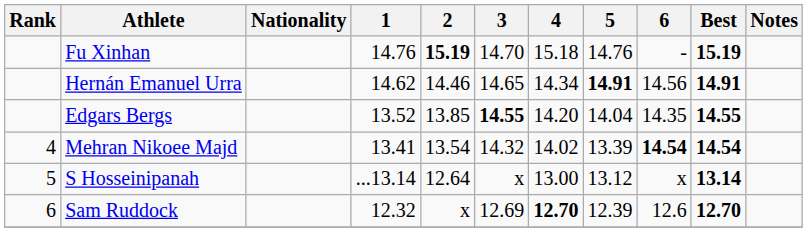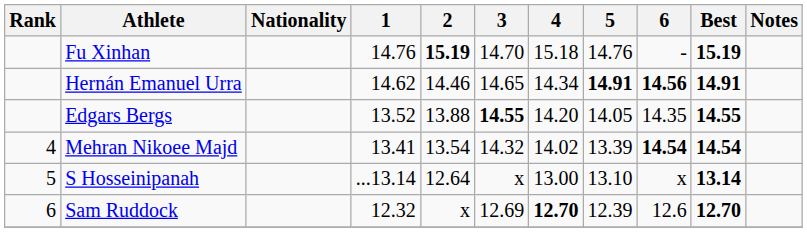(664, 83) normal -> (664, 83) bold
(447, 115) 13.85 -> (447, 115) 13.88
(610, 115) 14.04 -> (610, 115) 14.05
(610, 178) 13.12 -> (610, 178) 13.10
